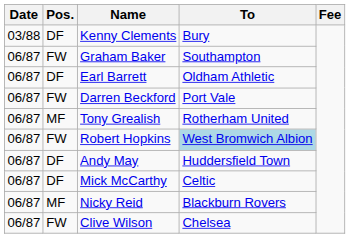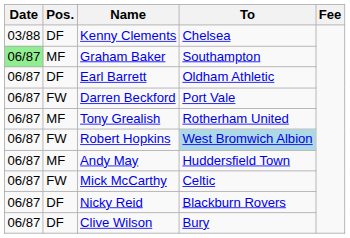(196, 35) Bury -> (206, 35) Chelsea
(24, 56) no background -> (24, 56) lightgreen background
(57, 56) FW -> (56, 56) MF
(55, 160) DF -> (56, 160) MF
(55, 181) DF -> (57, 181) FW
(56, 202) MF -> (55, 202) DF
(57, 222) FW -> (55, 222) DF
(206, 222) Chelsea -> (196, 222) Bury
